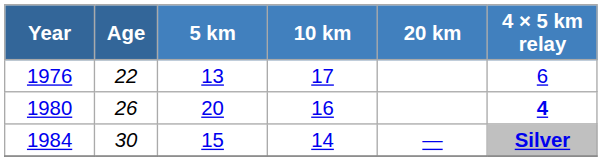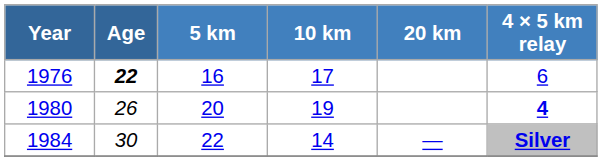(126, 76) normal -> (126, 76) bold
(213, 76) 13 -> (213, 76) 16
(323, 108) 16 -> (323, 108) 19
(213, 140) 15 -> (213, 140) 22
